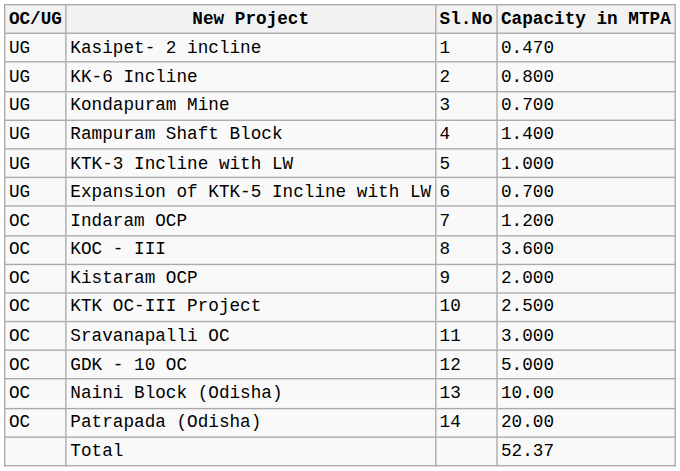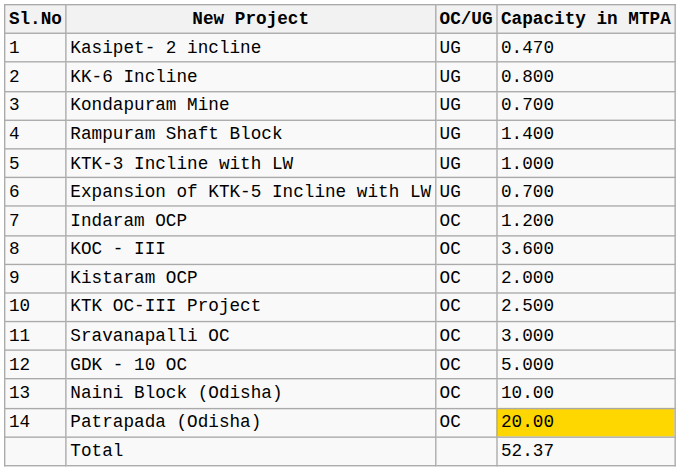columns swapped: (466, 19) <-> (35, 19)
(528, 422) no background -> (528, 422) gold background
